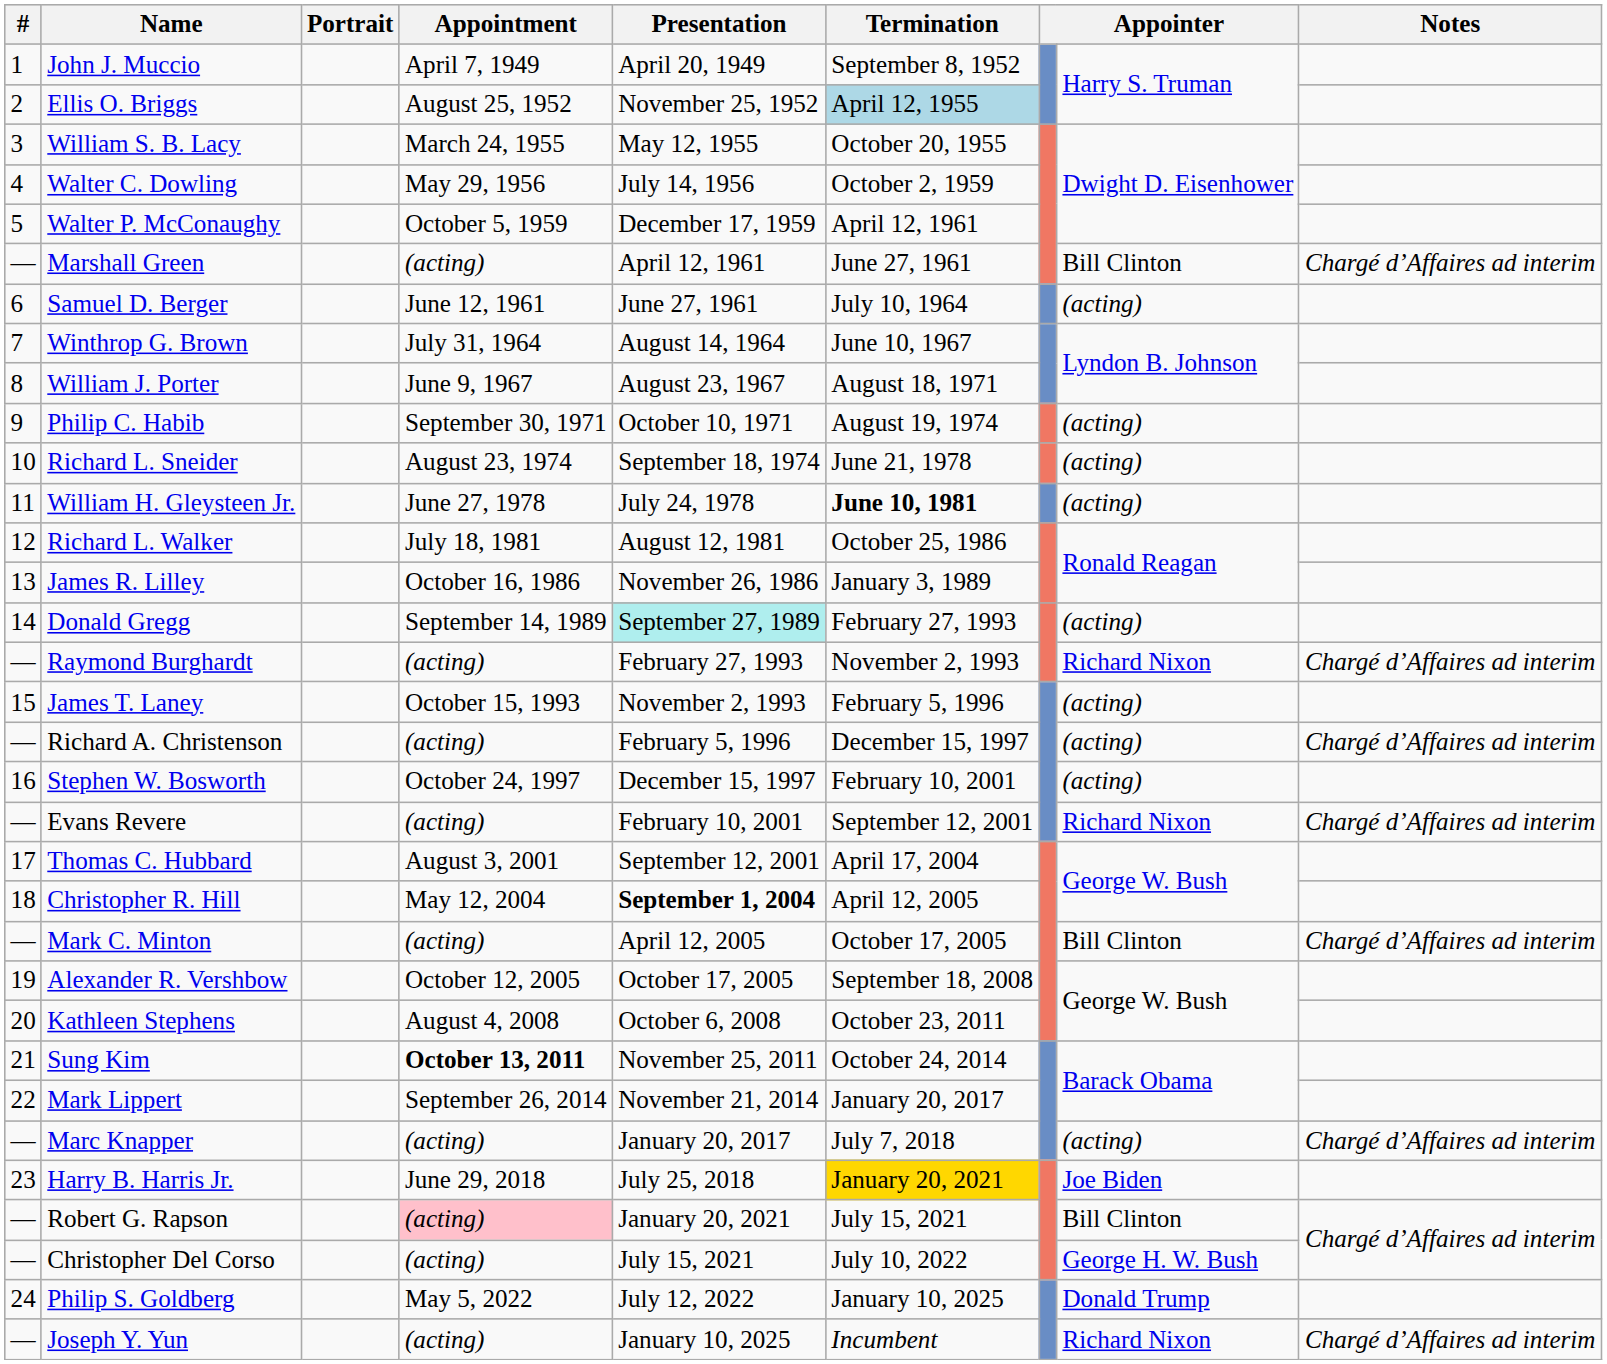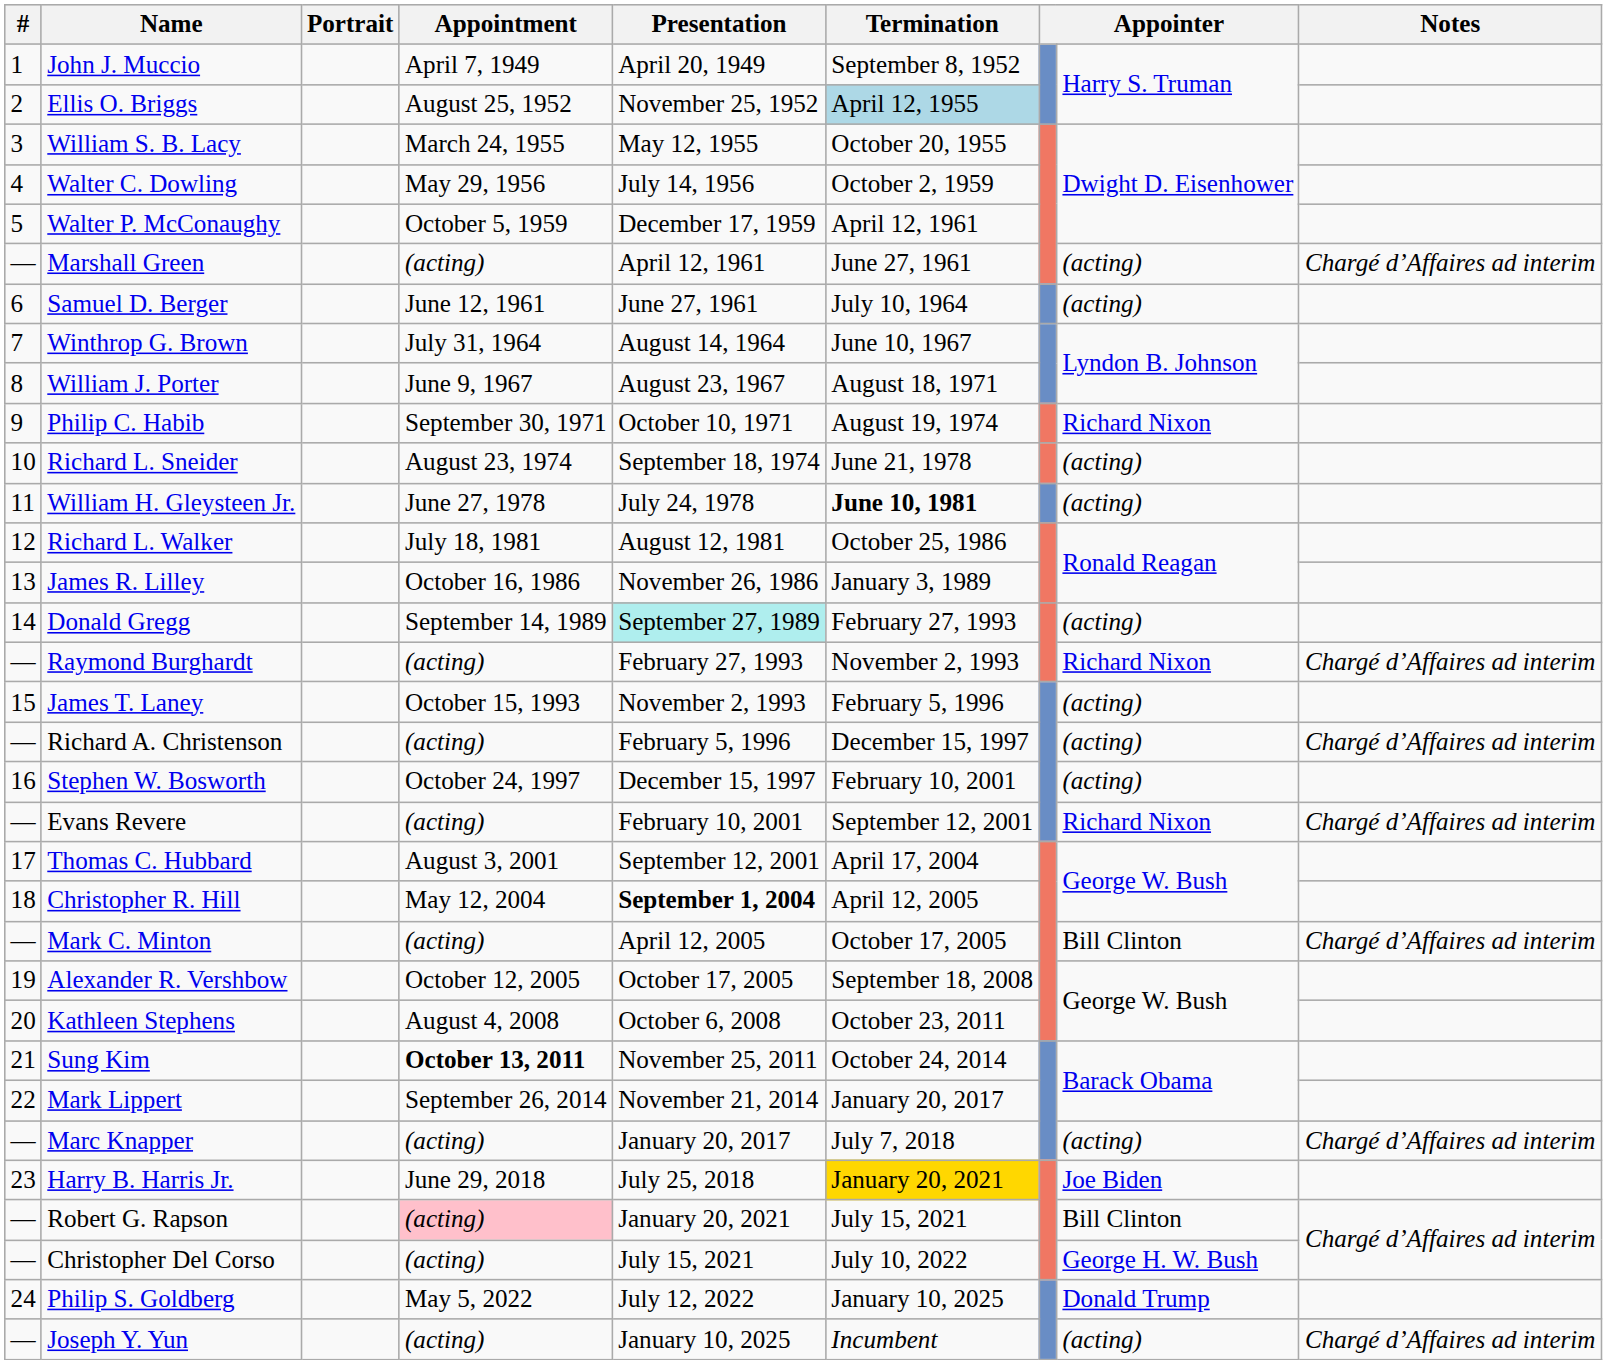(1122, 263) Bill Clinton -> (1102, 263) (acting)
(1102, 422) (acting) -> (1137, 422) Richard Nixon
(1137, 1339) Richard Nixon -> (1102, 1339) (acting)
